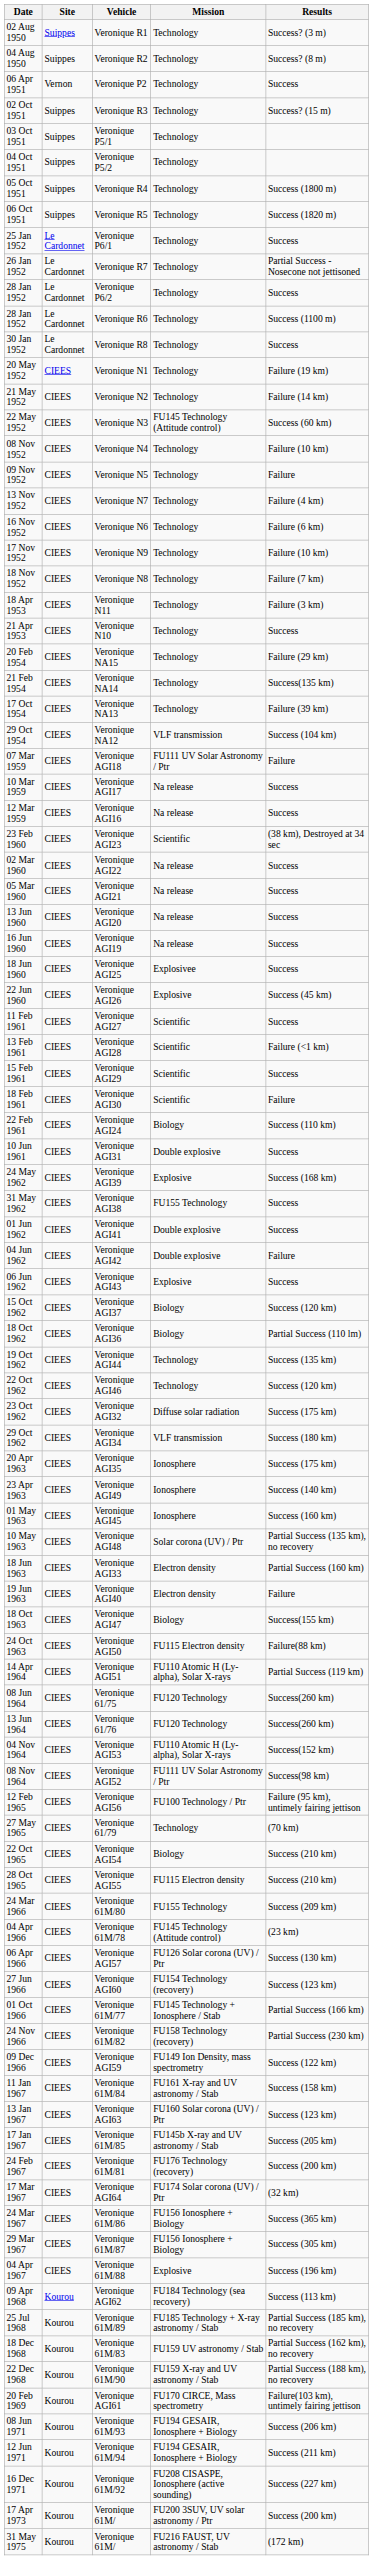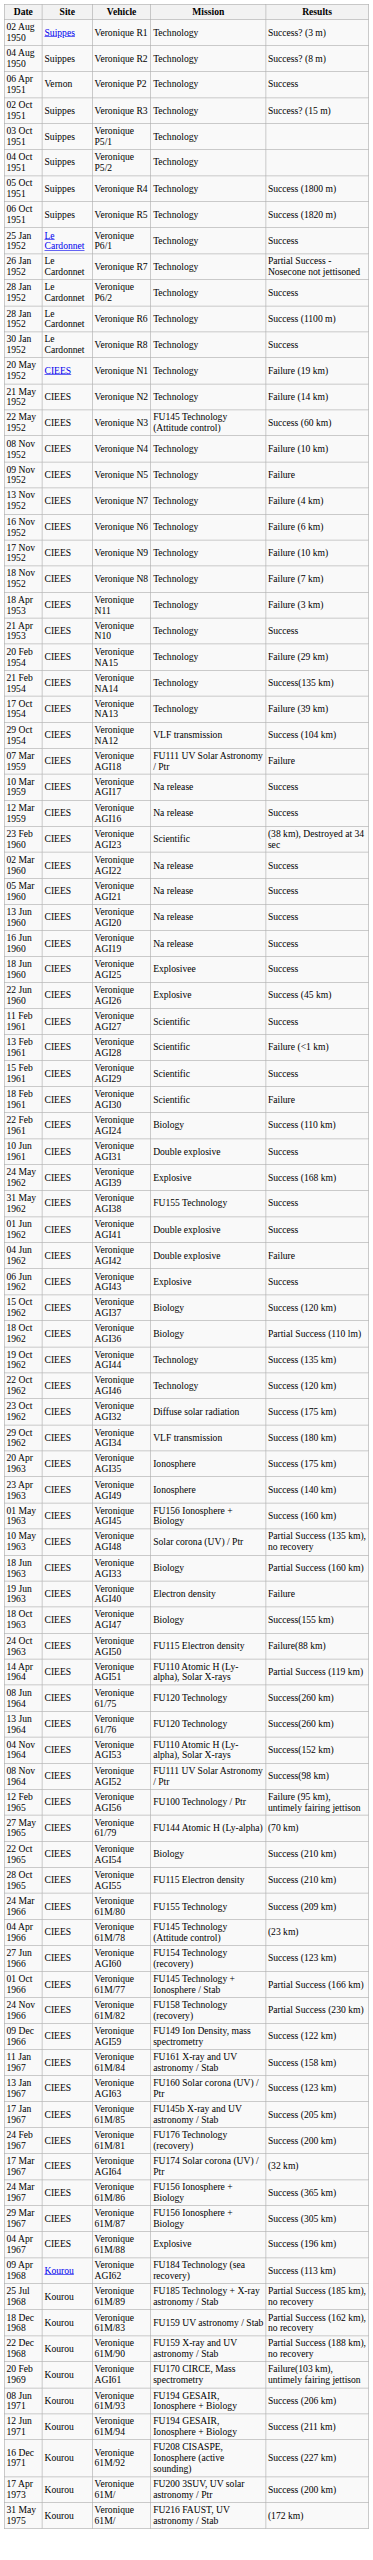(174, 1516) Ionosphere -> (193, 1516) FU156 Ionosphere + Biology
(184, 1568) Electron density -> (169, 1568) Biology
(176, 1828) Technology -> (208, 1828) FU144 Atomic H (Ly-alpha)
- row: (20, 1958)
